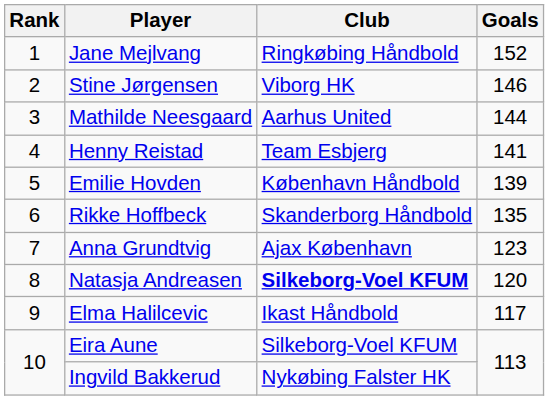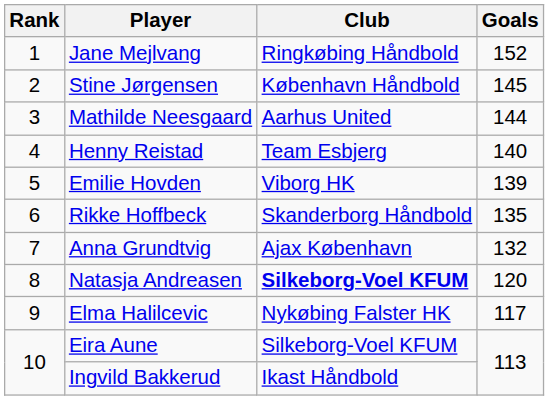(308, 85) Viborg HK -> (361, 85) København Håndbold
(510, 85) 146 -> (510, 85) 145
(510, 150) 141 -> (510, 150) 140
(361, 183) København Håndbold -> (308, 183) Viborg HK
(510, 248) 123 -> (510, 248) 132
(330, 313) Ikast Håndbold -> (356, 313) Nykøbing Falster HK
(356, 378) Nykøbing Falster HK -> (330, 378) Ikast Håndbold
